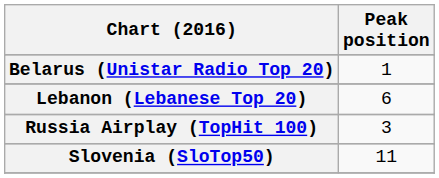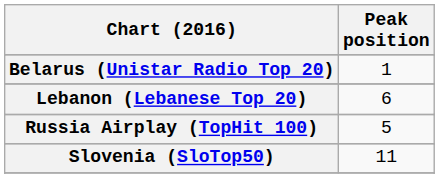(386, 129) 3 -> (386, 129) 5
